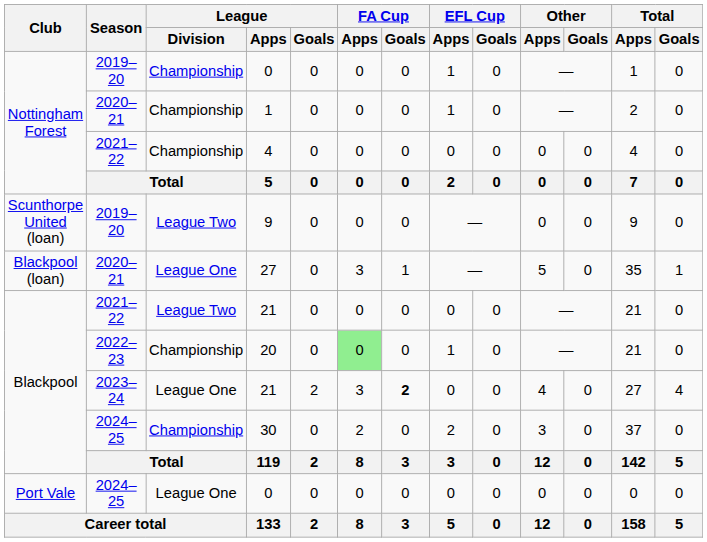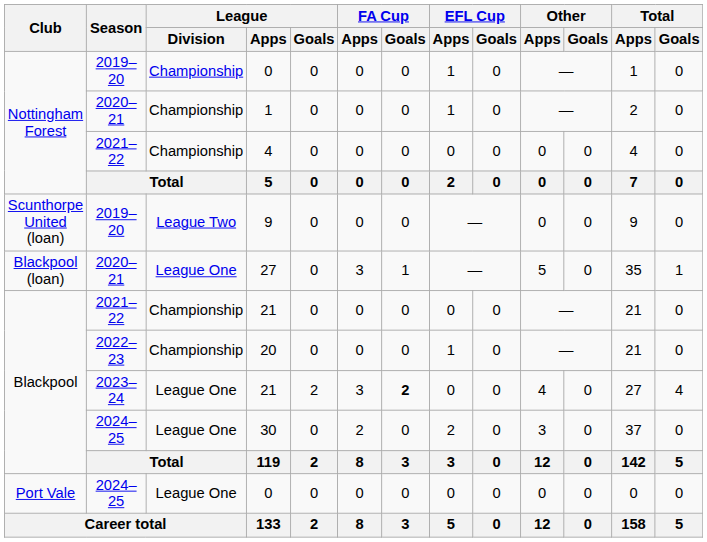(196, 310) League Two -> (196, 310) Championship
(360, 350) lightgreen background -> (360, 350) no background
(196, 430) Championship -> (196, 430) League One
